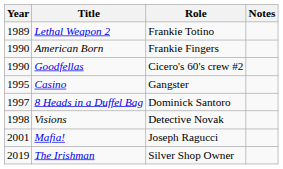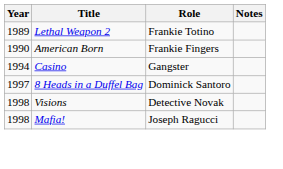- row: (59, 66)
(18, 84) 1995 -> (18, 66) 1994
(18, 137) 2001 -> (18, 119) 1998
- row: (65, 155)
